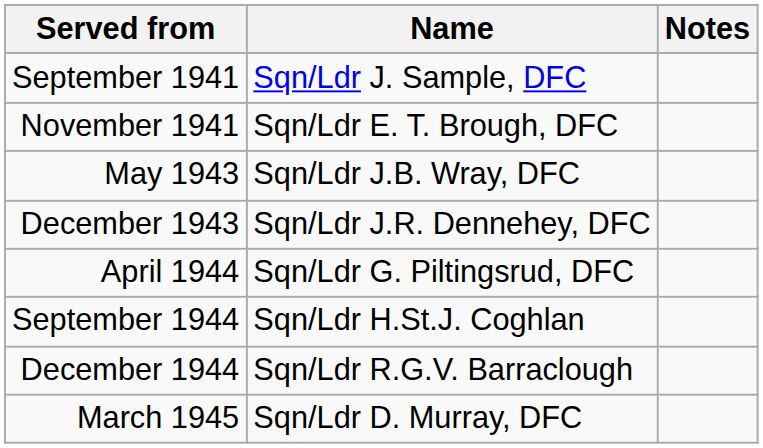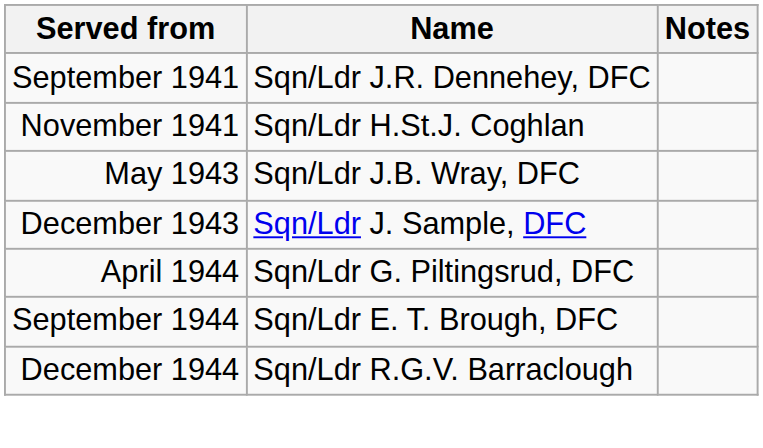(420, 77) Sqn/Ldr J. Sample, DFC -> (452, 77) Sqn/Ldr J.R. Dennehey, DFC
(436, 126) Sqn/Ldr E. T. Brough, DFC -> (419, 126) Sqn/Ldr H.St.J. Coghlan
(452, 223) Sqn/Ldr J.R. Dennehey, DFC -> (420, 223) Sqn/Ldr J. Sample, DFC
(419, 321) Sqn/Ldr H.St.J. Coghlan -> (436, 321) Sqn/Ldr E. T. Brough, DFC
- row: (158, 418)
